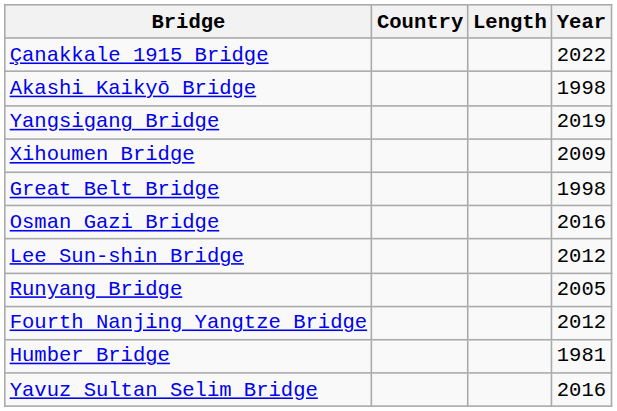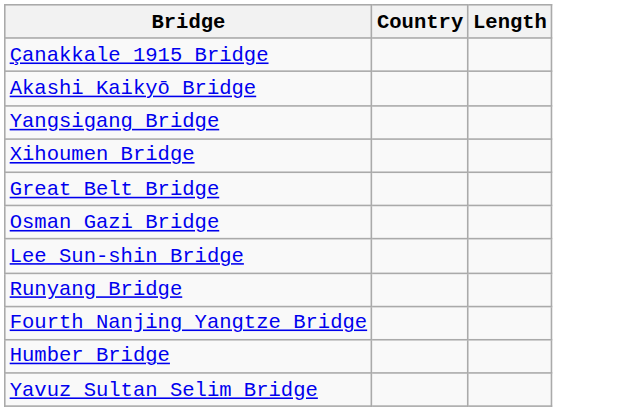- column: (581, 22)
